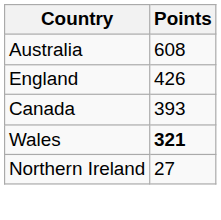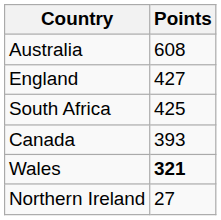(170, 79) 426 -> (170, 79) 427
+ row: (60, 109)
